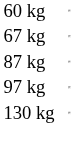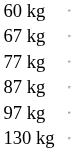+ row: (24, 61)
